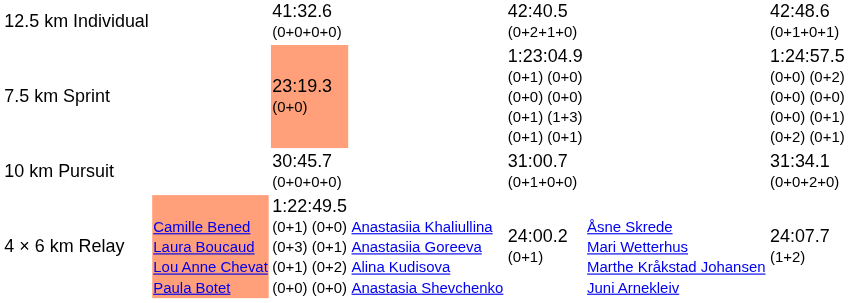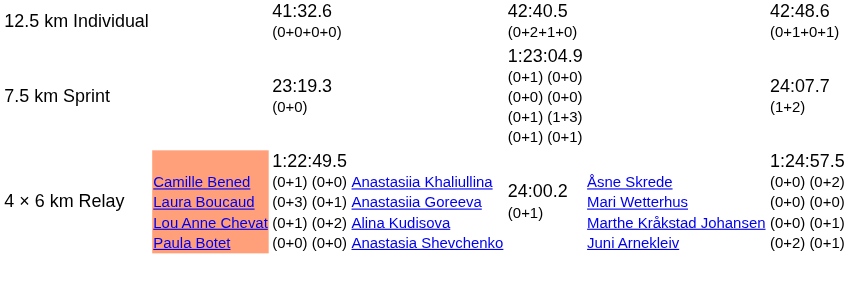(302, 96) lightsalmon background -> (302, 96) no background
(807, 96) 1:24:57.5 (0+0) (0+2) (0+0) (0+0) (0+0) (0+1) (0+2) (0+1) -> (800, 96) 24:07.7 (1+2)
- row: (59, 171)
(800, 246) 24:07.7 (1+2) -> (807, 201) 1:24:57.5 (0+0) (0+2) (0+0) (0+0) (0+0) (0+1) (0+2) (0+1)
